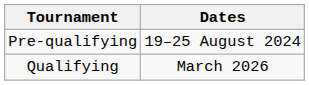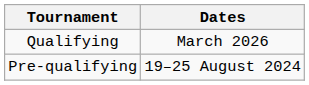rows swapped: (73, 42) <-> (73, 67)
